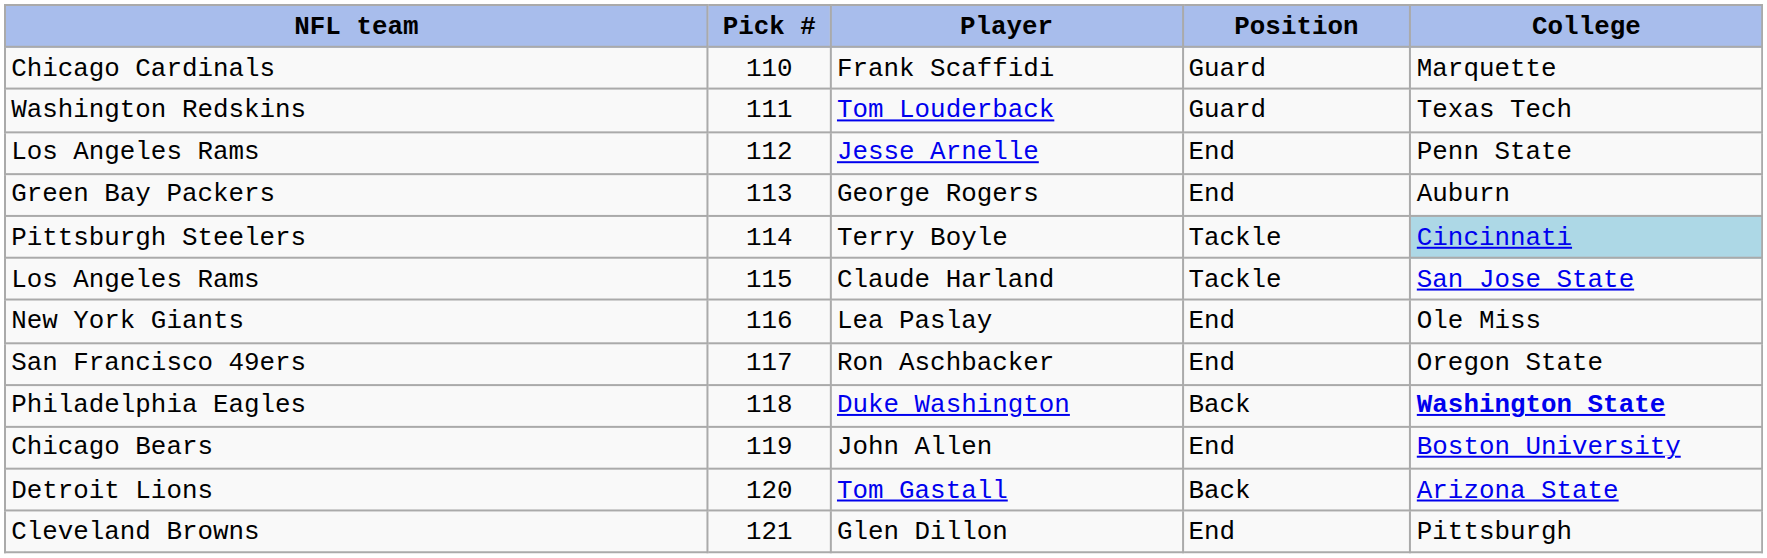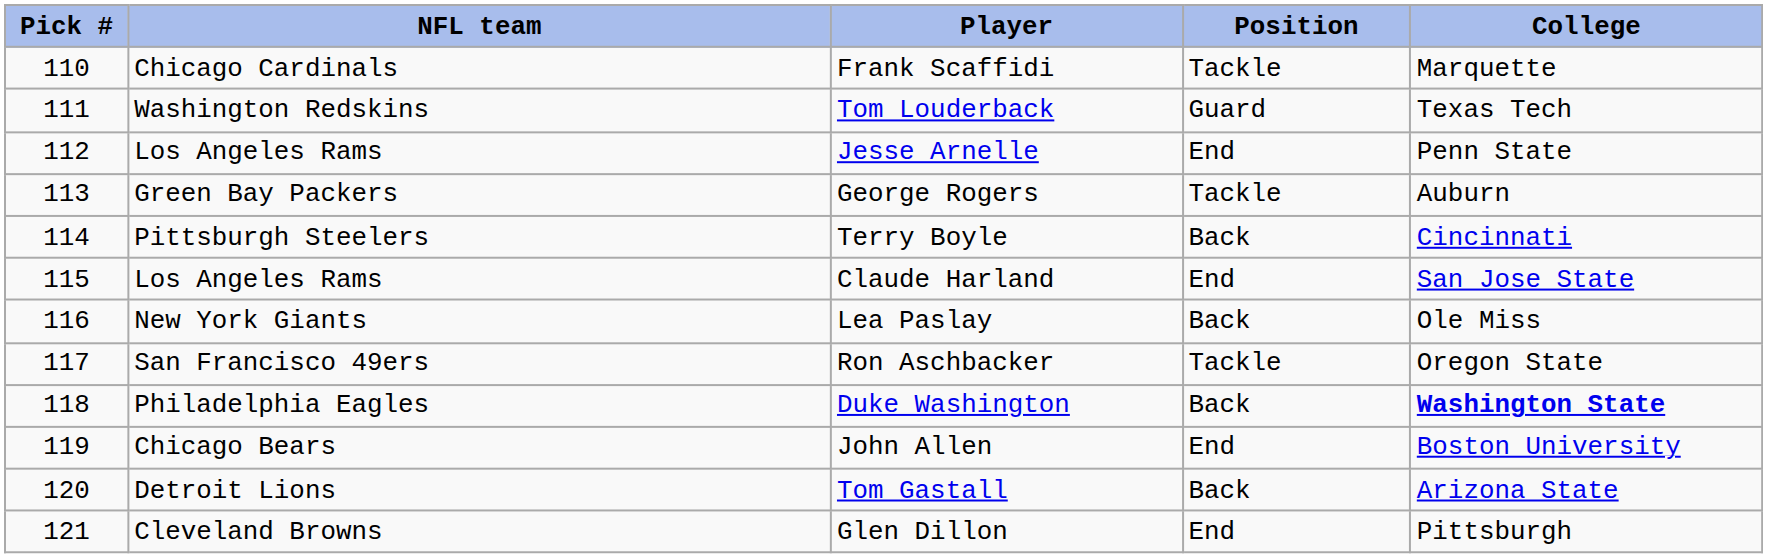columns swapped: (769, 26) <-> (356, 26)
(1227, 68) Guard -> (1235, 68) Tackle
(1212, 195) End -> (1235, 195) Tackle
(1235, 237) Tackle -> (1219, 237) Back
(1494, 237) lightblue background -> (1494, 237) no background
(1235, 279) Tackle -> (1212, 279) End
(1212, 321) End -> (1219, 321) Back
(1212, 363) End -> (1235, 363) Tackle
